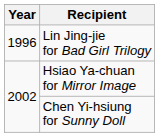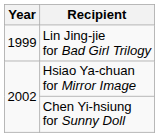(22, 43) 1996 -> (22, 43) 1999
